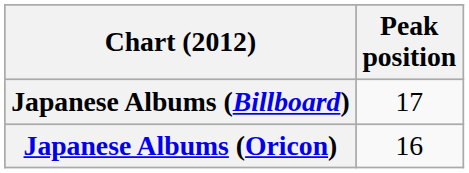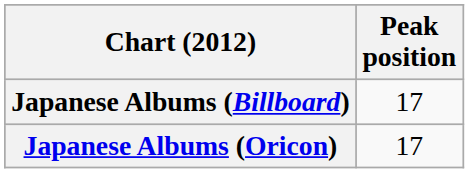(409, 145) 16 -> (409, 145) 17
